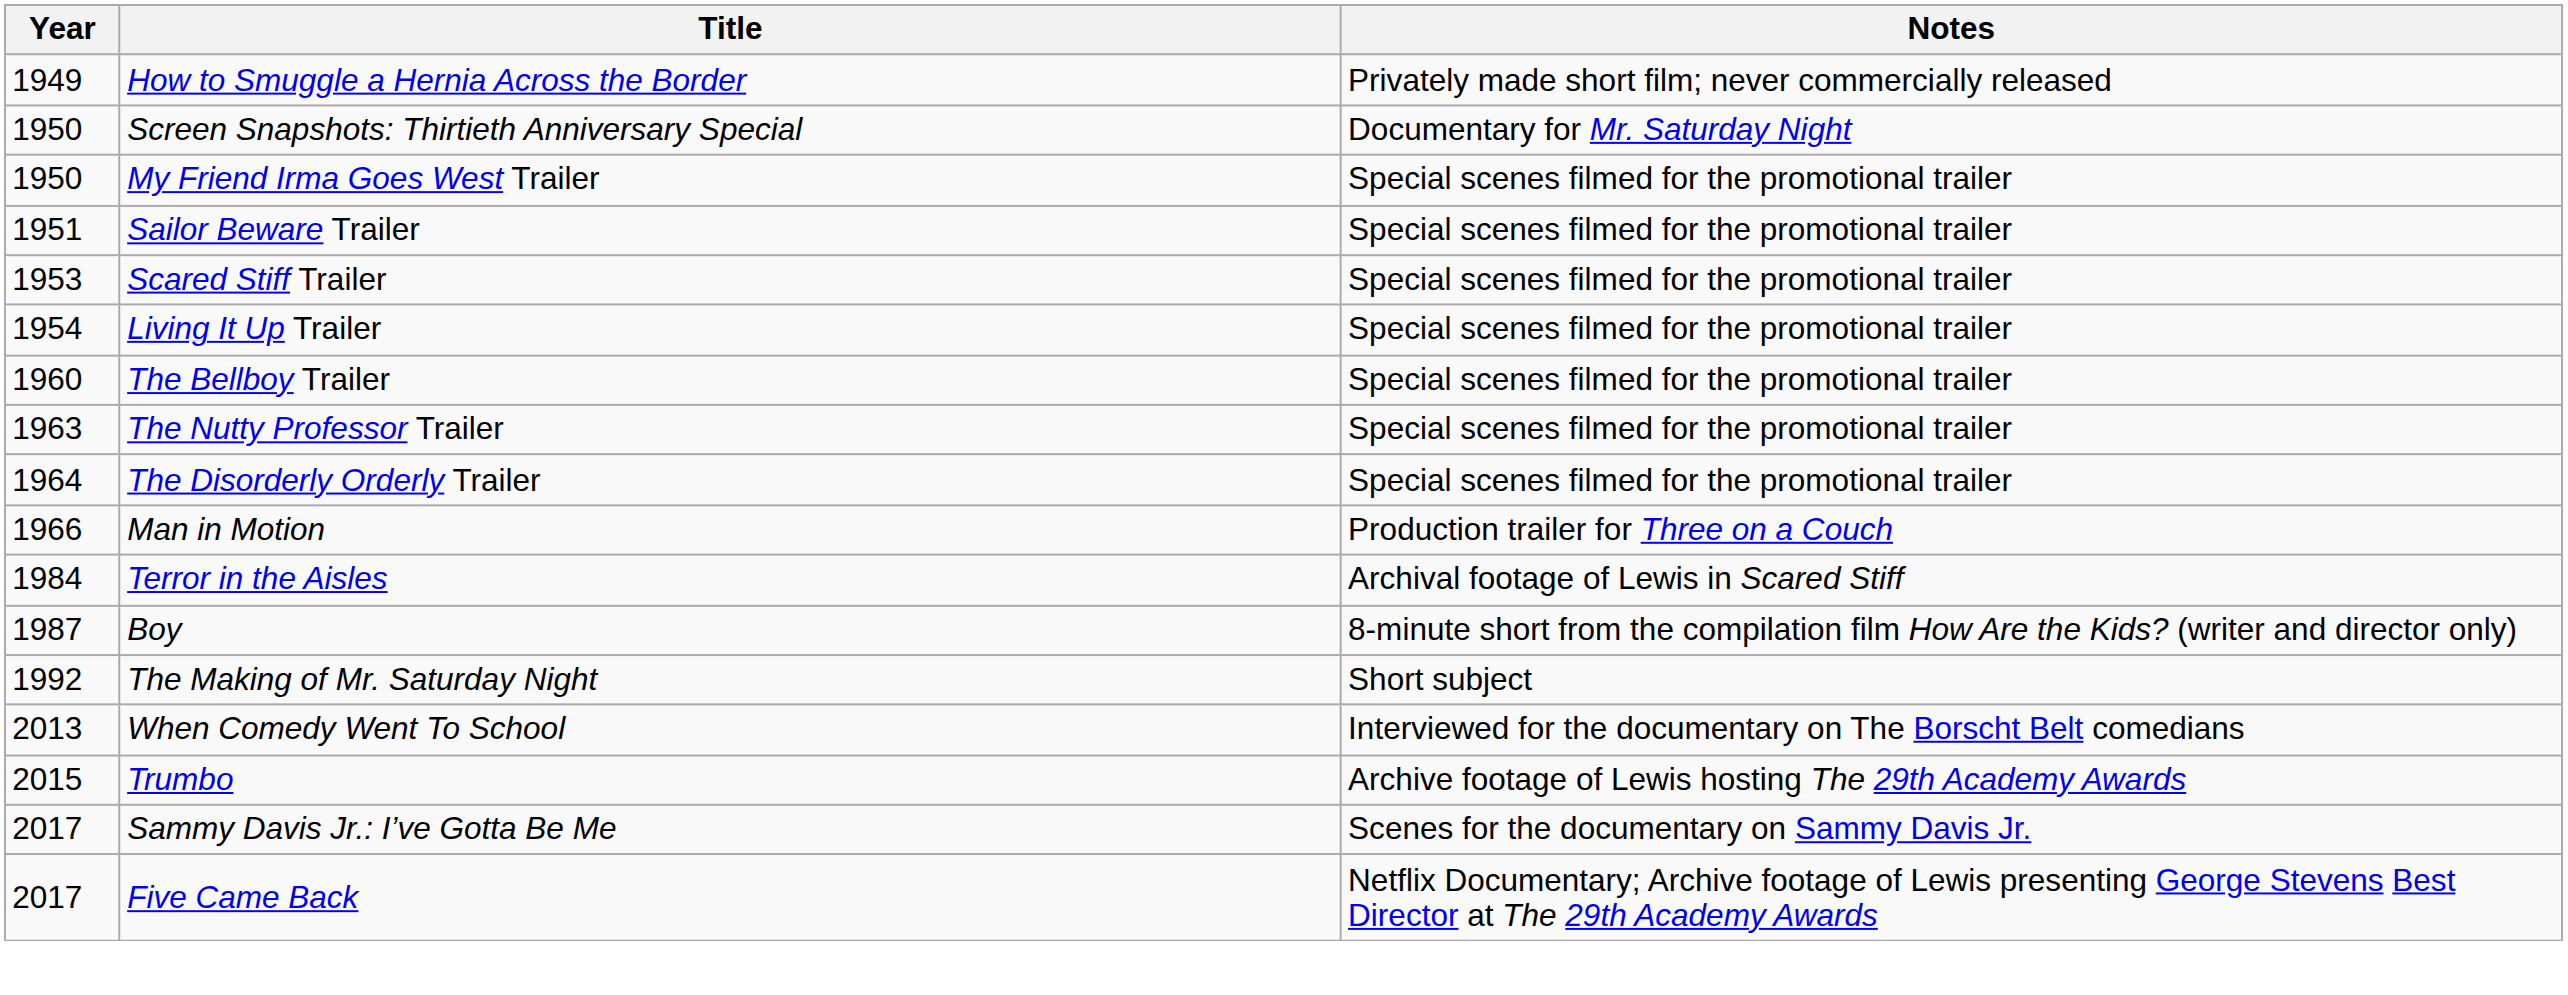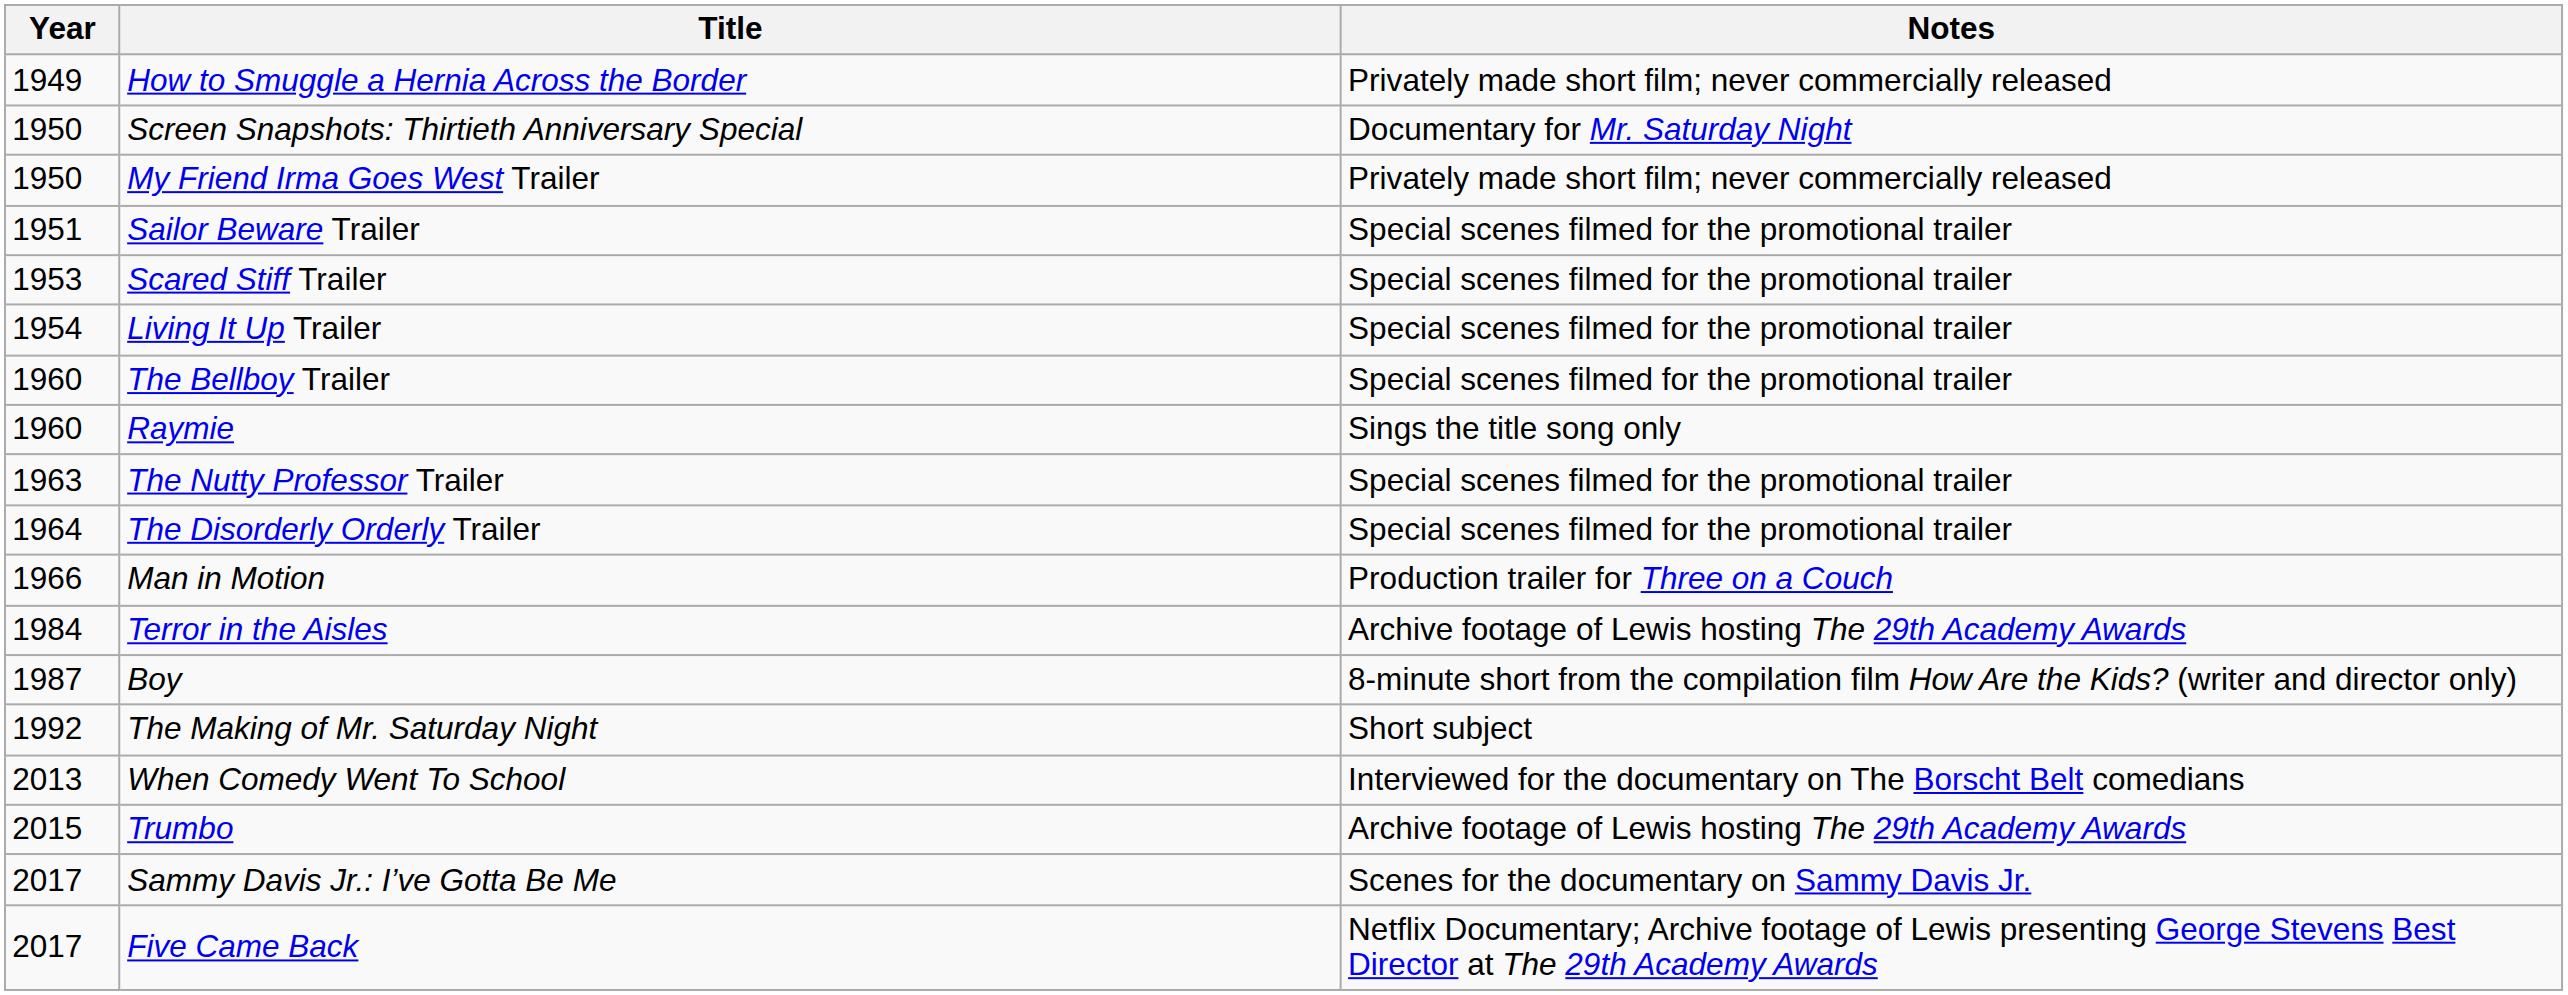(1680, 179) Special scenes filmed for the promotional trailer -> (1730, 179) Privately made short film; never commercially released
+ row: (181, 429)
(1626, 579) Archival footage of Lewis in Scared Stiff -> (1767, 629) Archive footage of Lewis hosting The 29th Academy Awards
